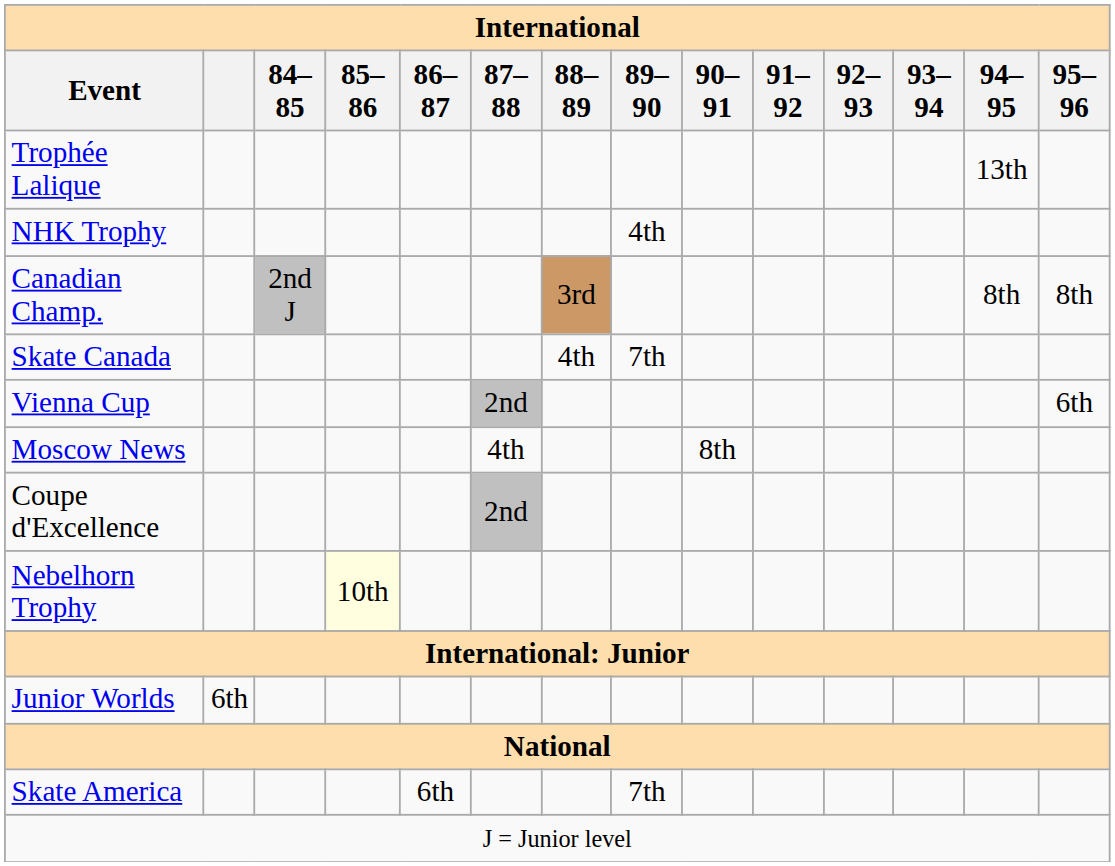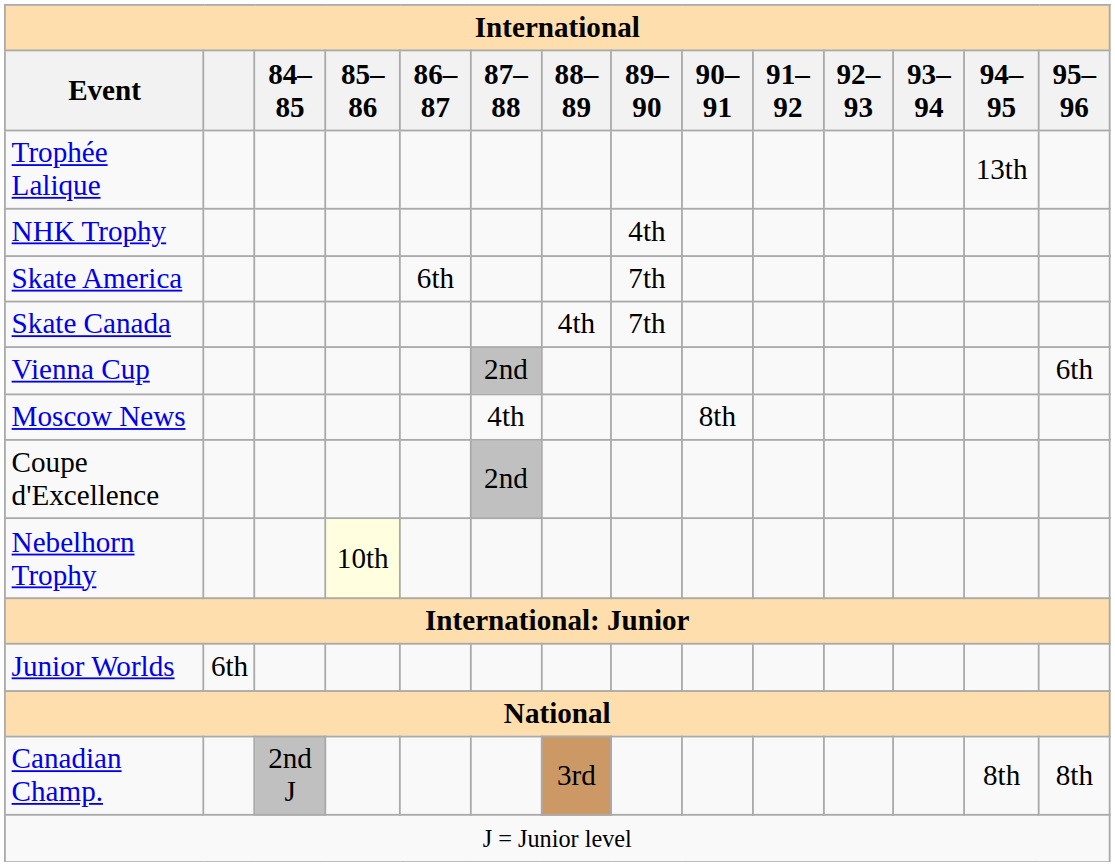rows swapped: (97, 791) <-> (67, 294)
